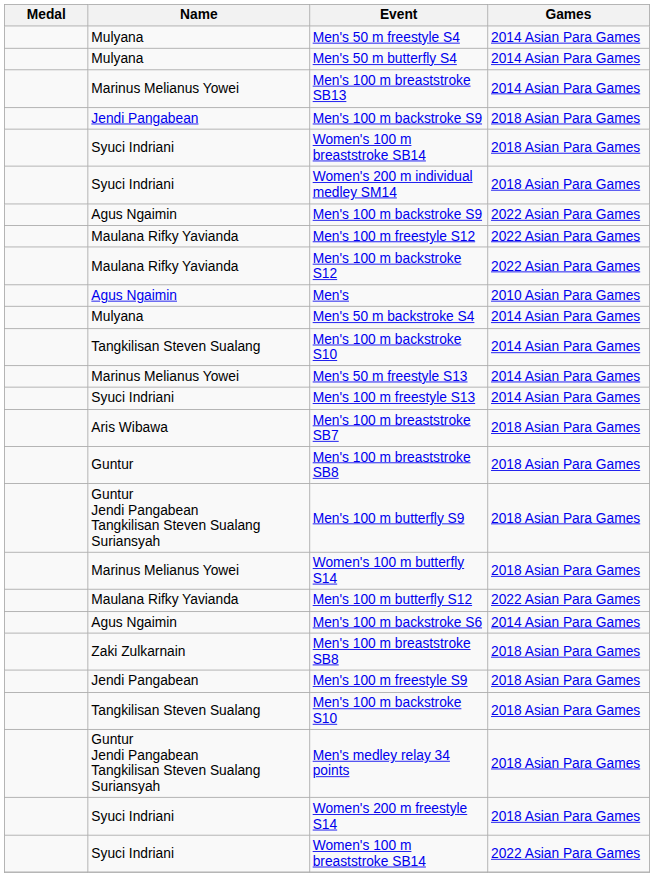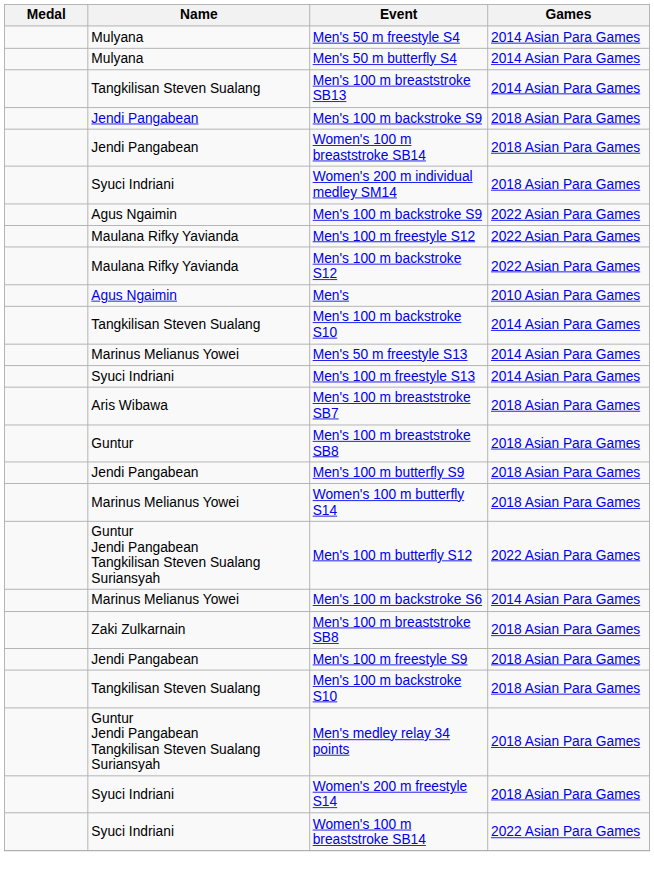(165, 88) Marinus Melianus Yowei -> (176, 88) Tangkilisan Steven Sualang
(133, 147) Syuci Indriani -> (145, 147) Jendi Pangabean
- row: (394, 317)
(176, 517) Guntur Jendi Pangabean Tangkilisan Steven Sualang Suriansyah -> (145, 472) Jendi Pangabean
(165, 600) Maulana Rifky Yavianda -> (176, 555) Guntur Jendi Pangabean Tangkilisan Steven Sualang Suriansyah
(134, 622) Agus Ngaimin -> (165, 600) Marinus Melianus Yowei
